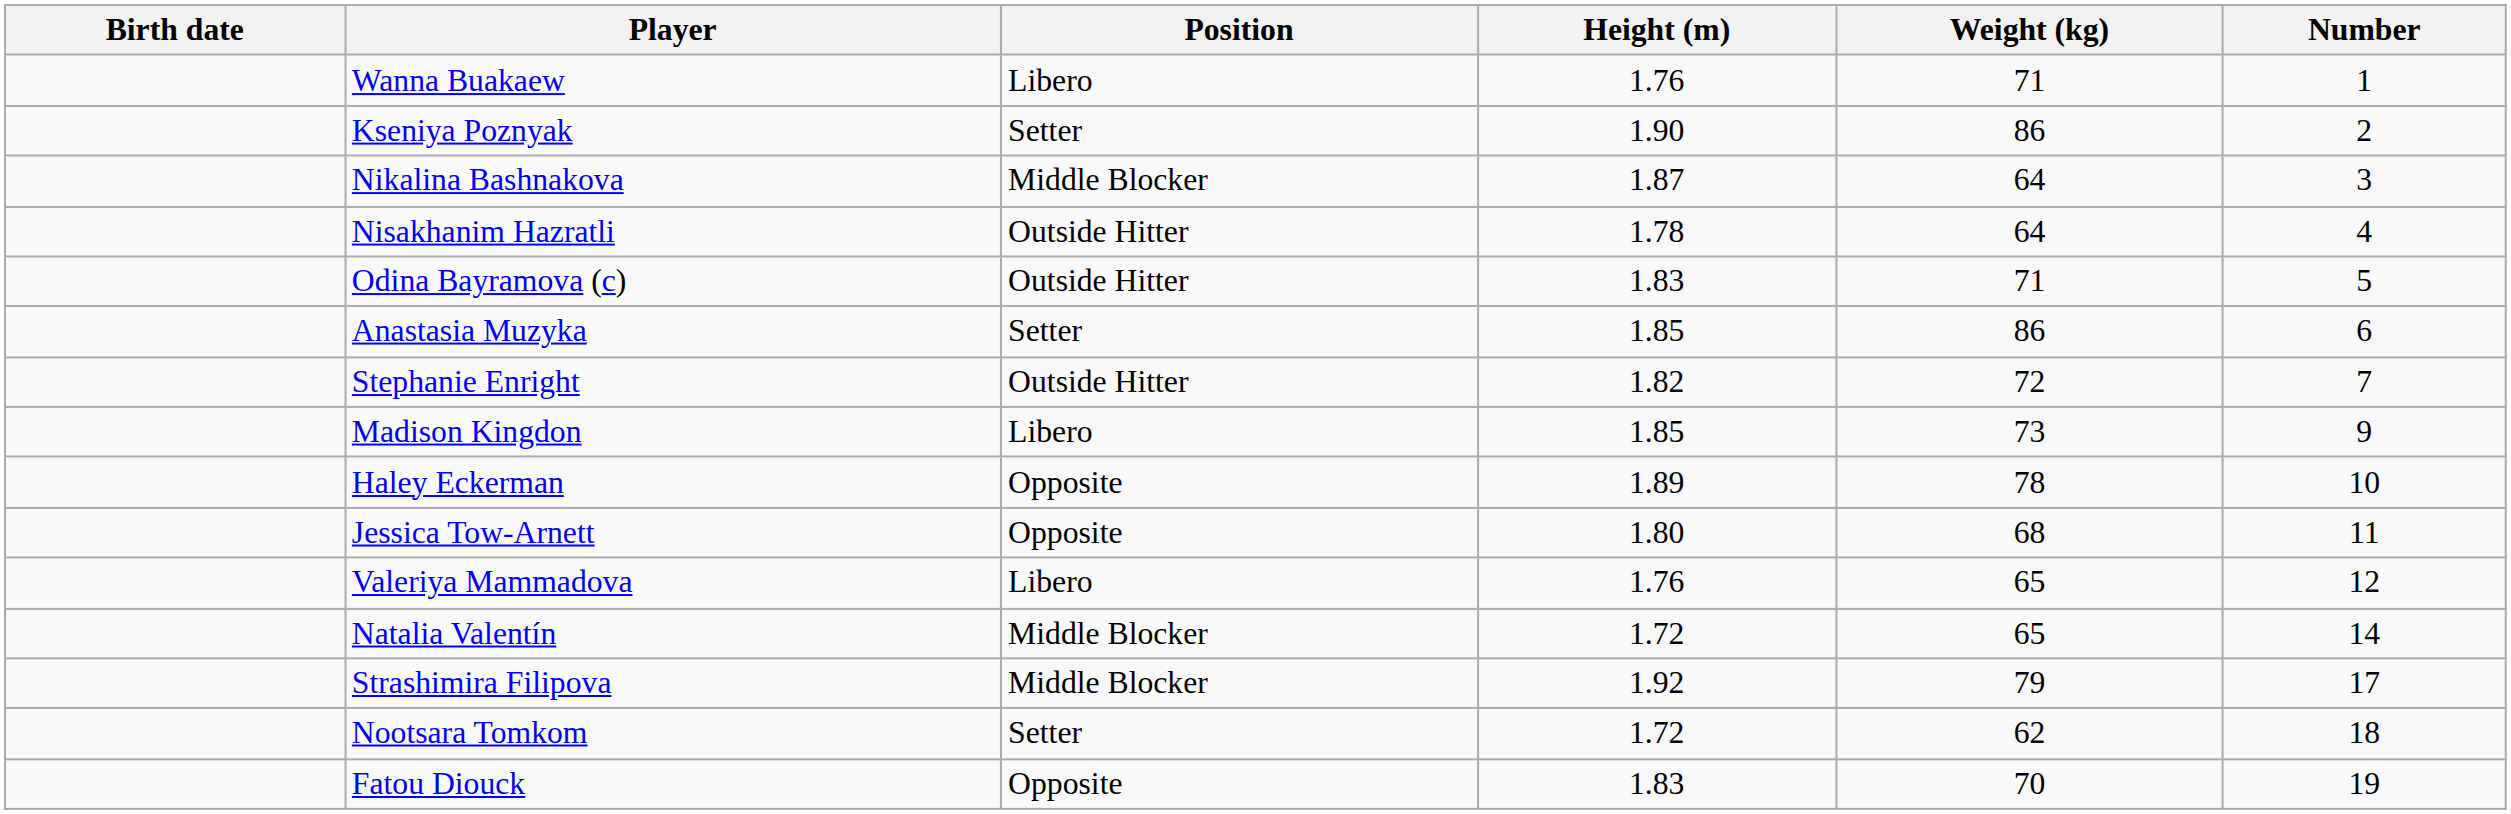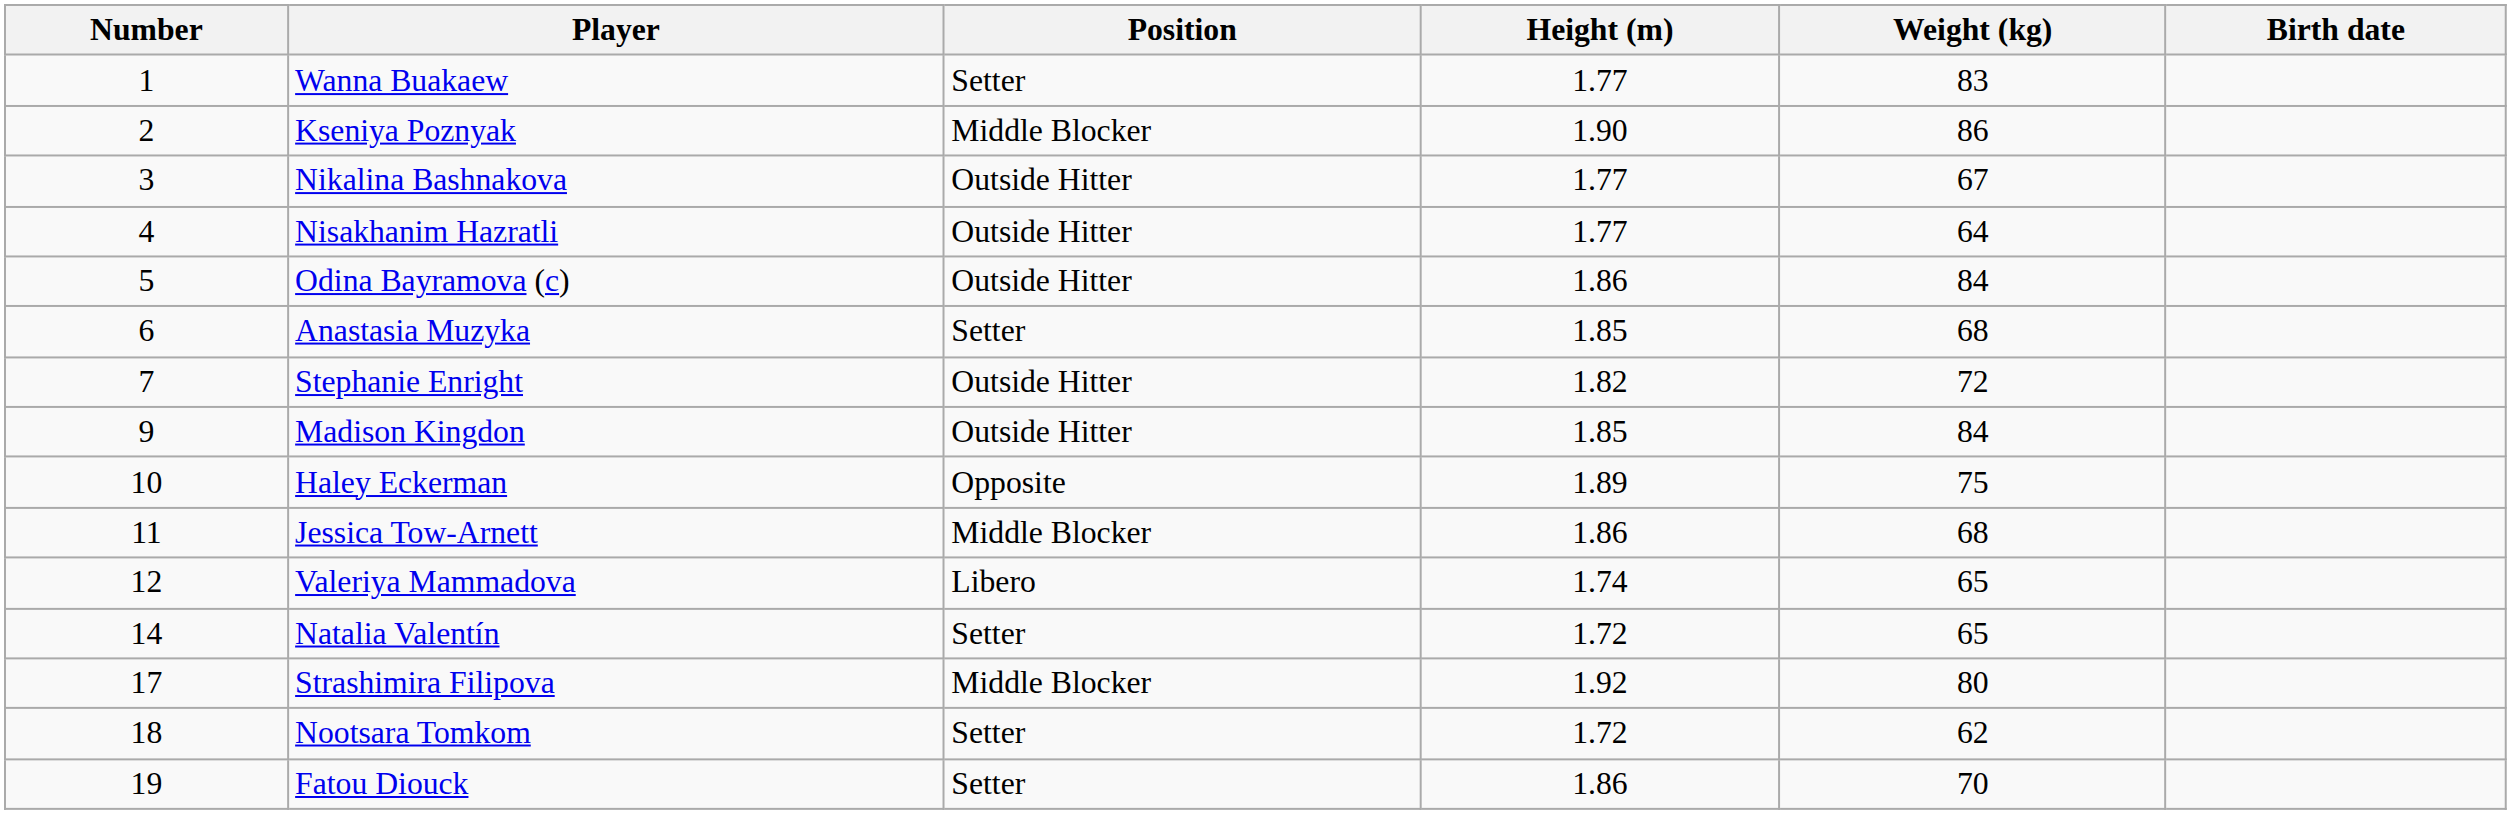columns swapped: (2364, 29) <-> (175, 29)
(1050, 79) Libero -> (988, 79) Setter
(1657, 79) 1.76 -> (1600, 79) 1.77
(2030, 79) 71 -> (1973, 79) 83
(1045, 130) Setter -> (1051, 130) Middle Blocker
(1108, 180) Middle Blocker -> (1042, 180) Outside Hitter
(1657, 180) 1.87 -> (1600, 180) 1.77
(2030, 180) 64 -> (1973, 180) 67
(1657, 230) 1.78 -> (1600, 230) 1.77
(1657, 280) 1.83 -> (1600, 280) 1.86
(2030, 280) 71 -> (1973, 280) 84
(2030, 331) 86 -> (1973, 331) 68
(1050, 431) Libero -> (1042, 431) Outside Hitter
(2030, 431) 73 -> (1973, 431) 84
(2030, 481) 78 -> (1973, 481) 75
(1065, 532) Opposite -> (1051, 532) Middle Blocker
(1657, 532) 1.80 -> (1600, 532) 1.86
(1657, 582) 1.76 -> (1600, 582) 1.74
(1108, 632) Middle Blocker -> (988, 632) Setter
(2030, 682) 79 -> (1973, 682) 80
(1065, 783) Opposite -> (988, 783) Setter
(1657, 783) 1.83 -> (1600, 783) 1.86
